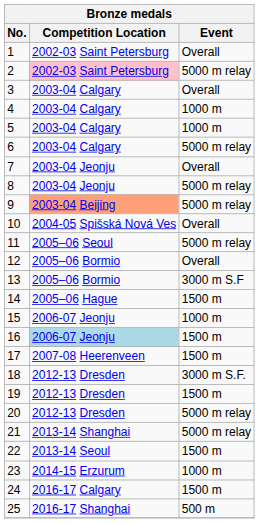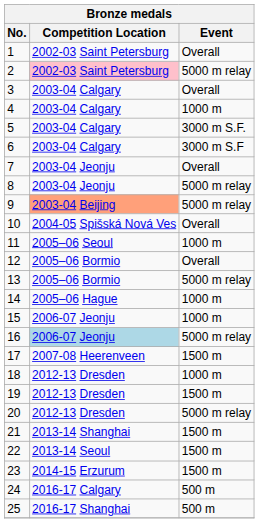(202, 128) 1000 m -> (214, 128) 3000 m S.F.
(216, 147) 5000 m relay -> (213, 147) 3000 m S.F
(216, 242) 5000 m relay -> (202, 242) 1000 m
(213, 280) 3000 m S.F -> (216, 280) 5000 m relay
(202, 299) 1500 m -> (202, 299) 1000 m
(202, 337) 1500 m -> (216, 337) 5000 m relay
(214, 375) 3000 m S.F. -> (202, 375) 1000 m
(216, 432) 5000 m relay -> (202, 432) 1500 m
(202, 470) 1000 m -> (202, 470) 1500 m
(202, 489) 1500 m -> (198, 489) 500 m
